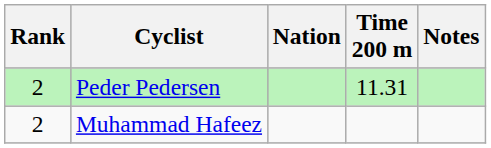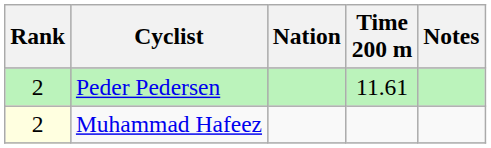(382, 86) 11.31 -> (382, 86) 11.61
(38, 124) no background -> (38, 124) lightyellow background
